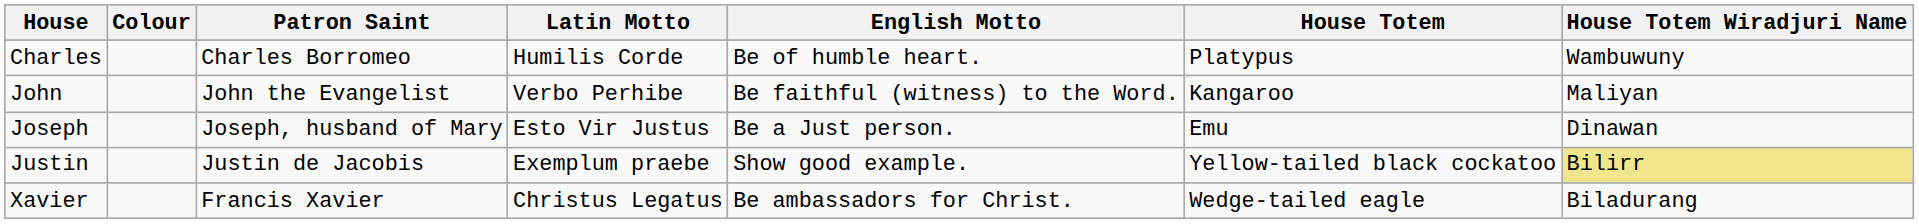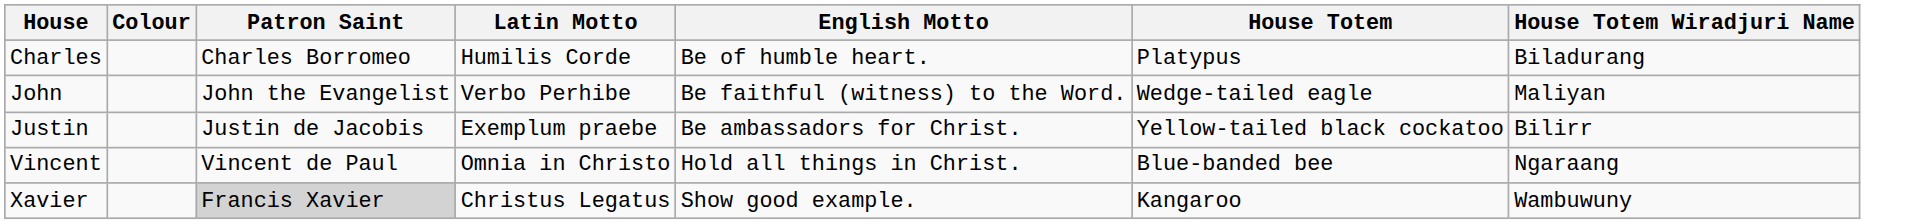(1626, 58) Wambuwuny -> (1580, 58) Biladurang
(1242, 94) Kangaroo -> (1255, 94) Wedge-tailed eagle
- row: (49, 129)
(851, 165) Show good example. -> (851, 129) Be ambassadors for Christ.
(1606, 165) khaki background -> (1553, 129) no background
+ row: (56, 165)
(293, 201) no background -> (293, 201) lightgrey background
(904, 201) Be ambassadors for Christ. -> (799, 201) Show good example.
(1307, 201) Wedge-tailed eagle -> (1189, 201) Kangaroo
(1632, 201) Biladurang -> (1573, 201) Wambuwuny
